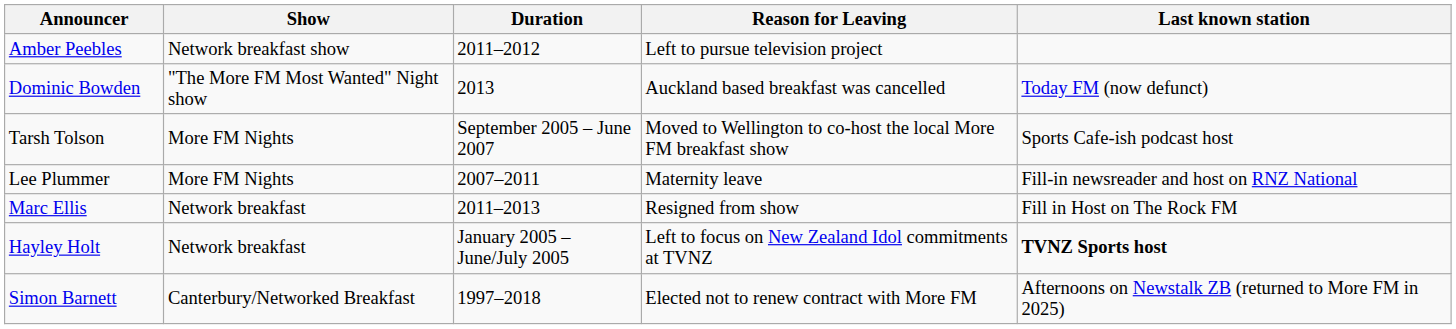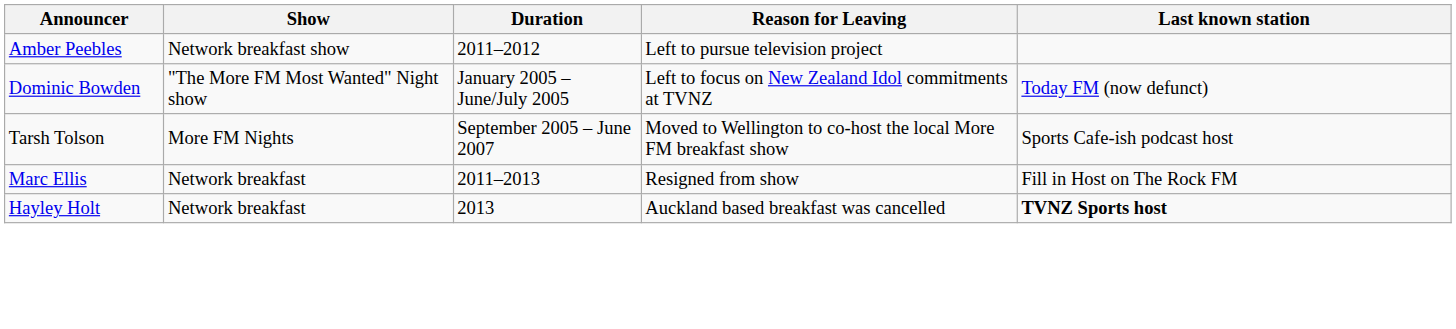(476, 88) 2013 -> (514, 88) January 2005 – June/July 2005
(795, 88) Auckland based breakfast was cancelled -> (826, 88) Left to focus on New Zealand Idol commitments at TVNZ
- row: (59, 178)
(514, 248) January 2005 – June/July 2005 -> (476, 208) 2013
(826, 248) Left to focus on New Zealand Idol commitments at TVNZ -> (795, 208) Auckland based breakfast was cancelled
- row: (63, 298)
